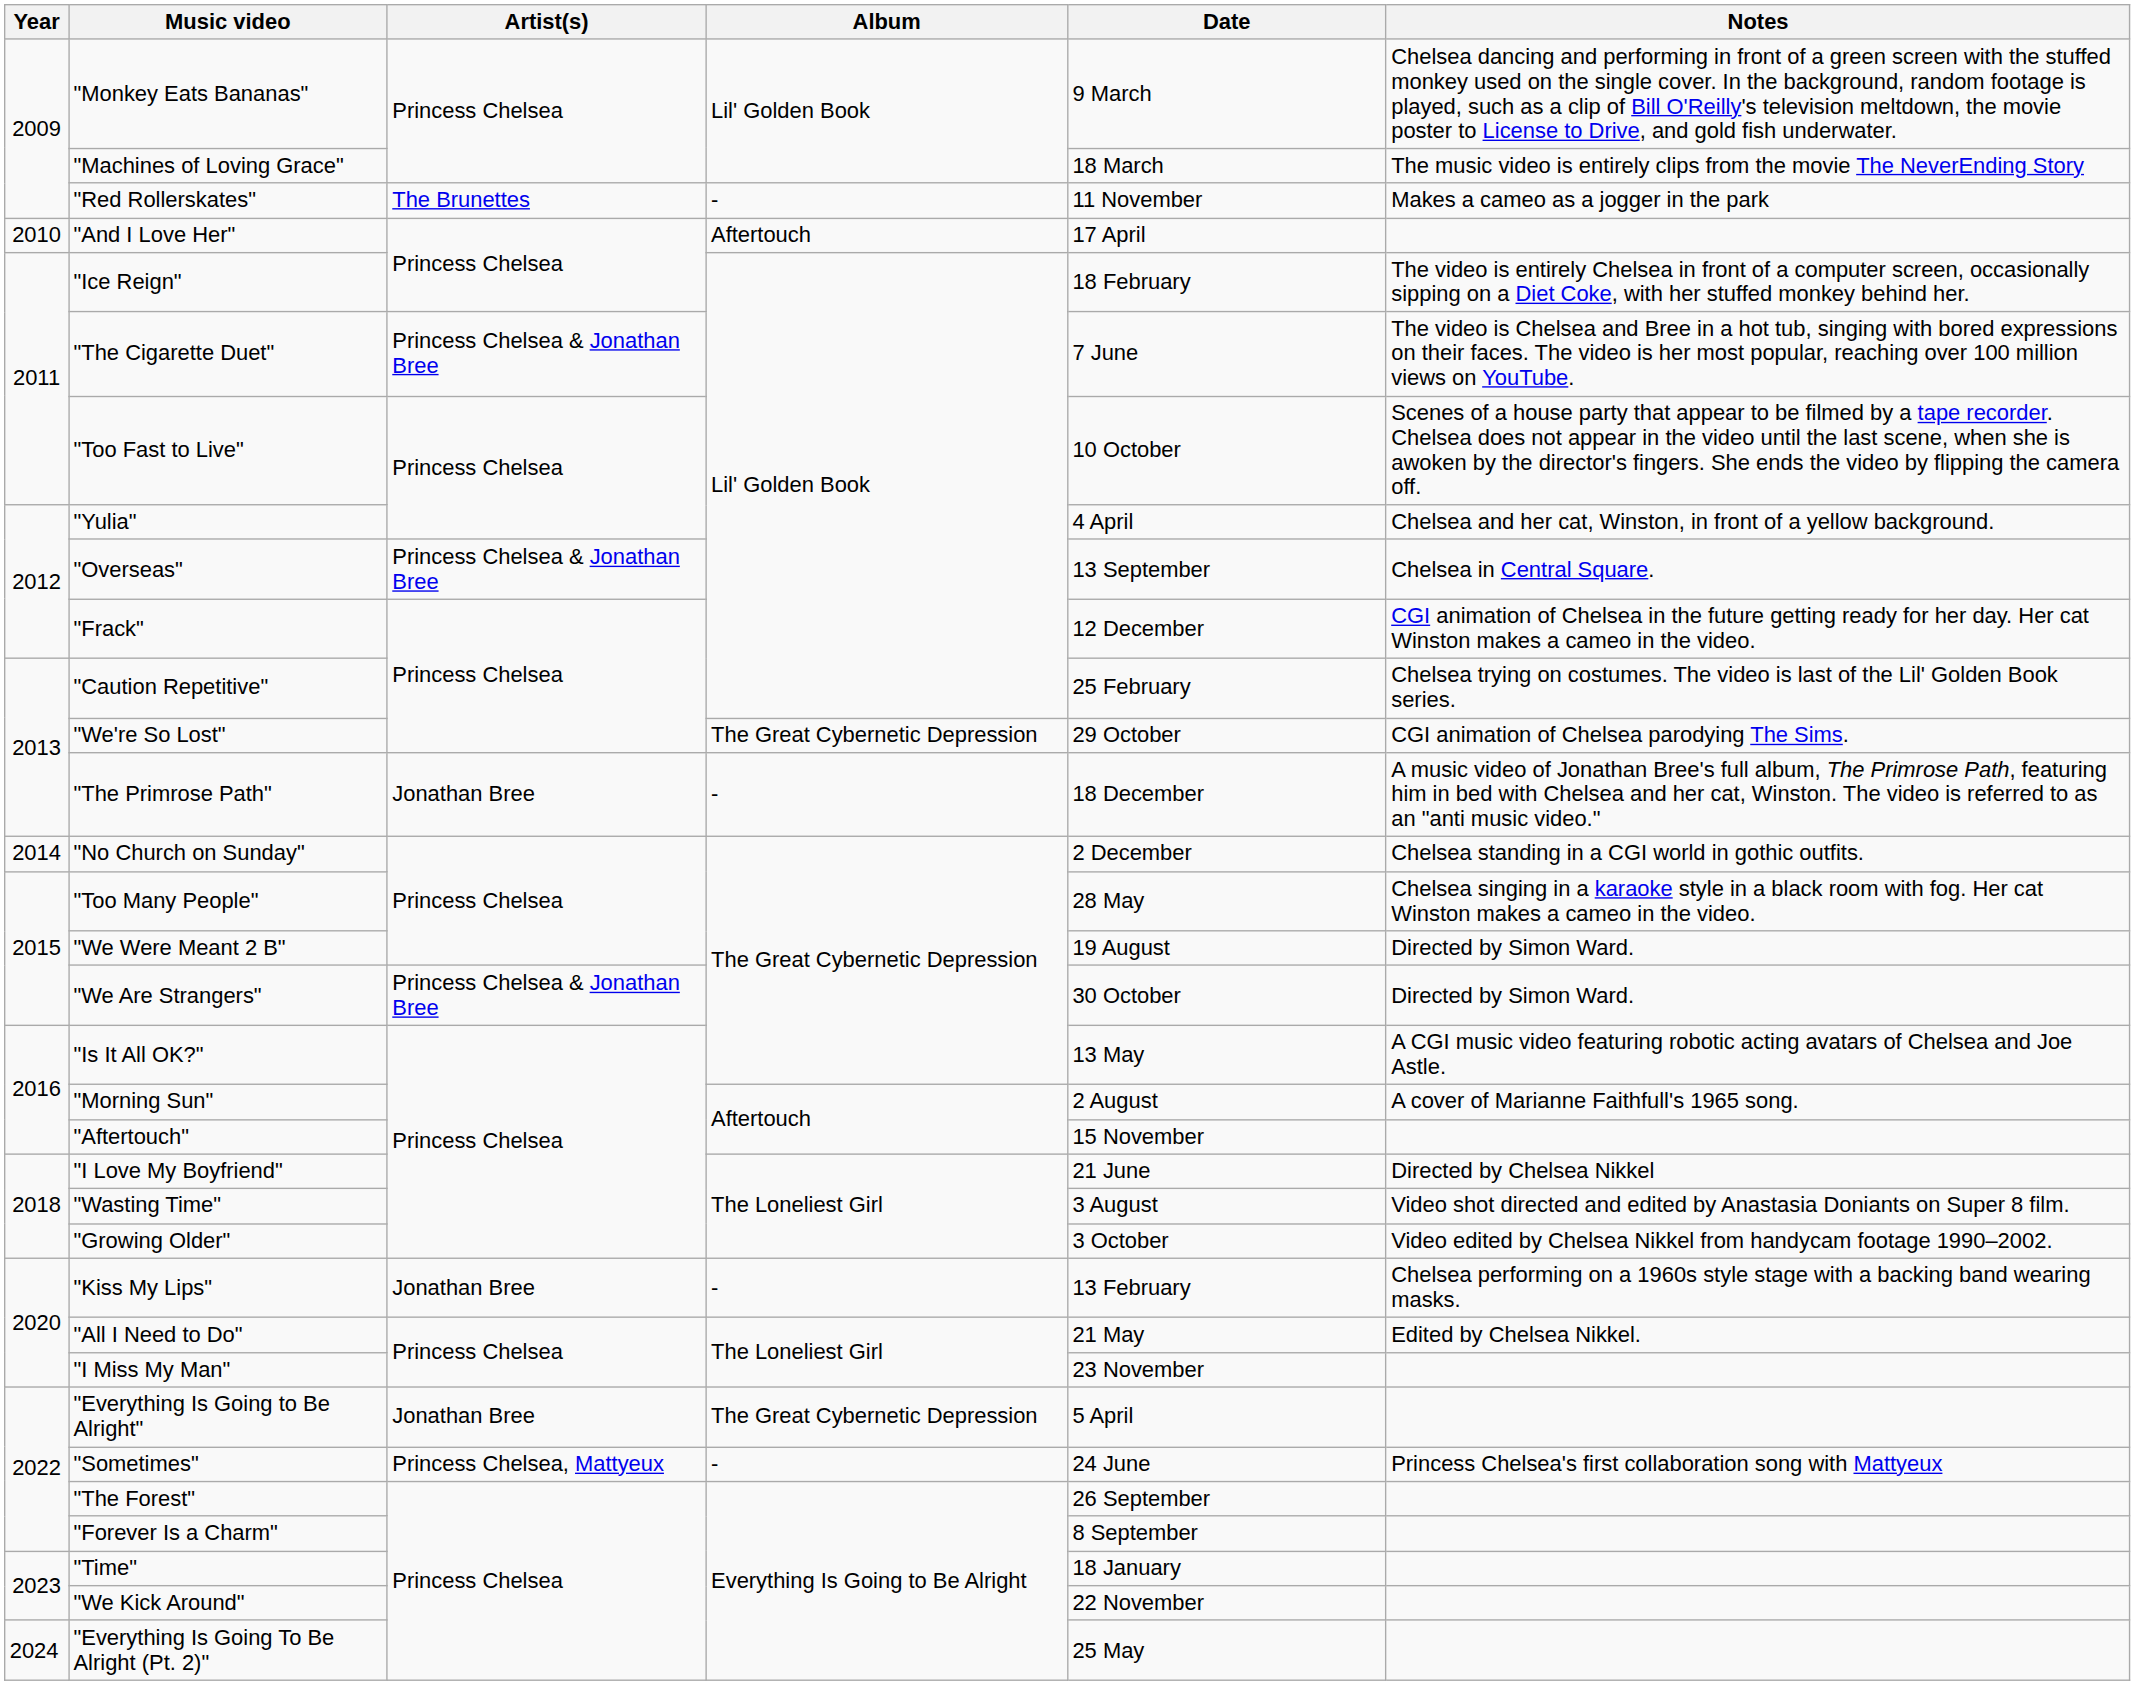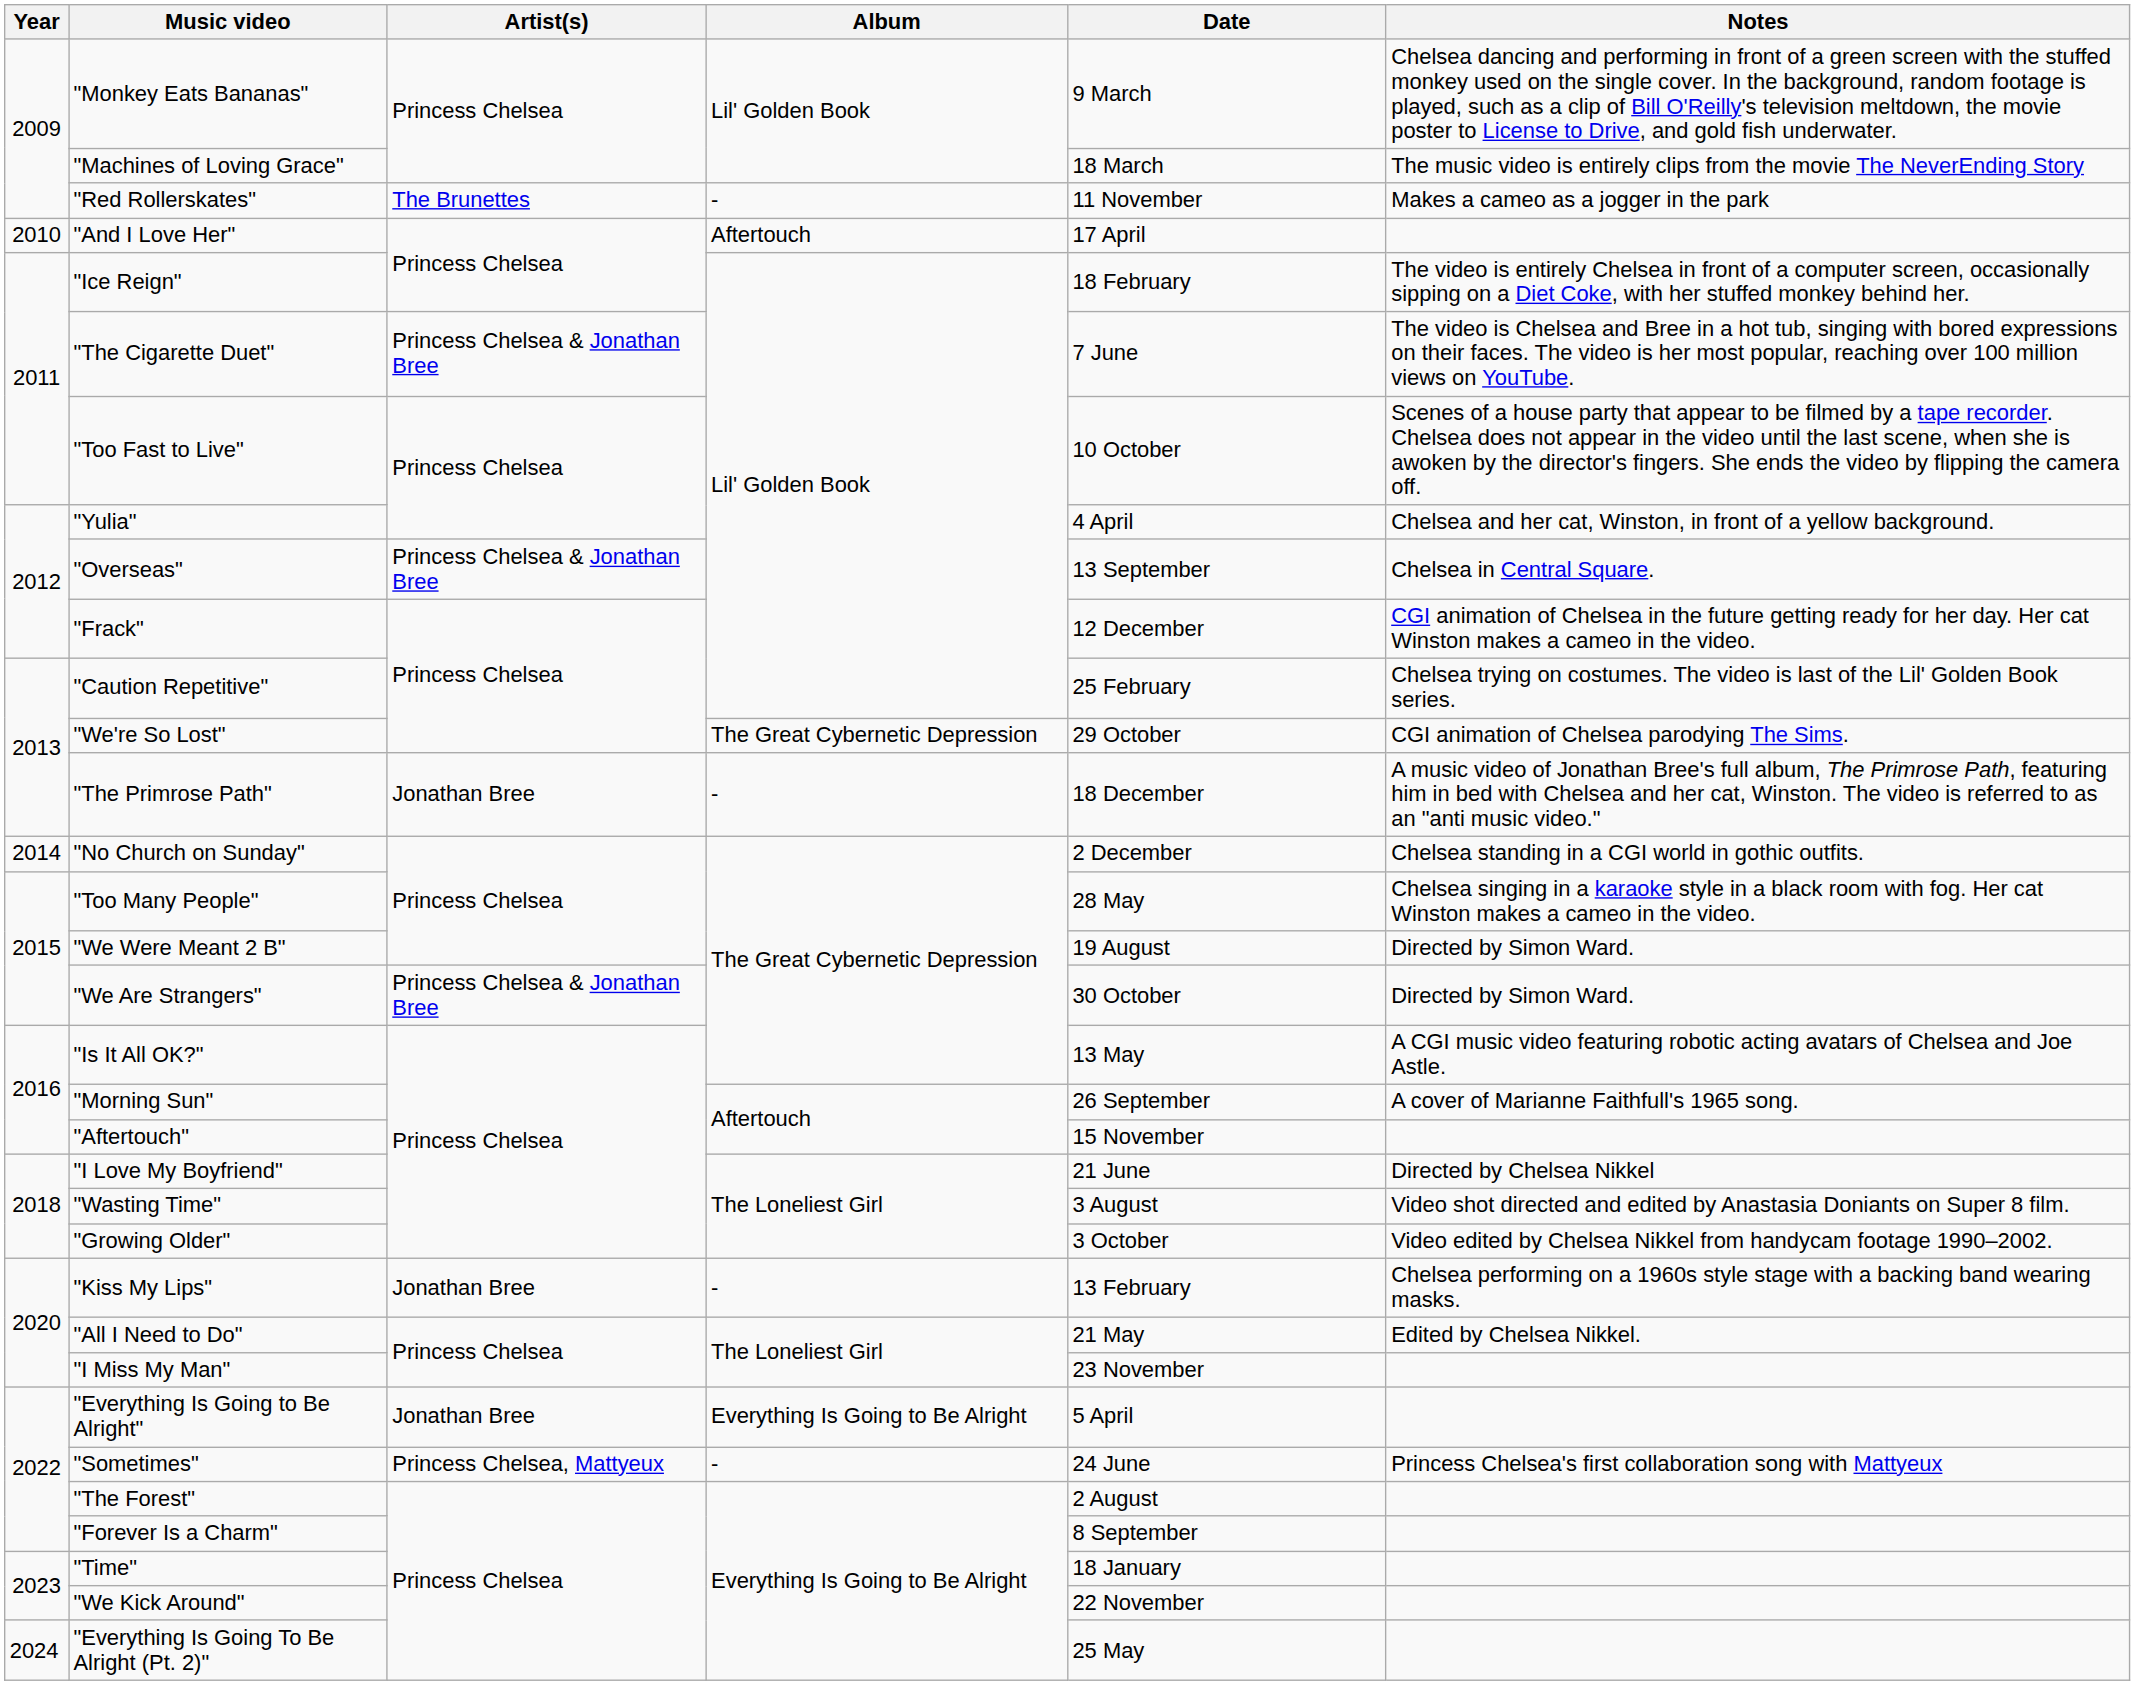(1115, 1101) 2 August -> (1141, 1101) 26 September
(874, 1416) The Great Cybernetic Depression -> (869, 1416) Everything Is Going to Be Alright
(1141, 1498) 26 September -> (1115, 1498) 2 August
